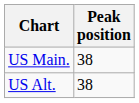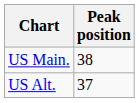(85, 85) 38 -> (85, 85) 37
